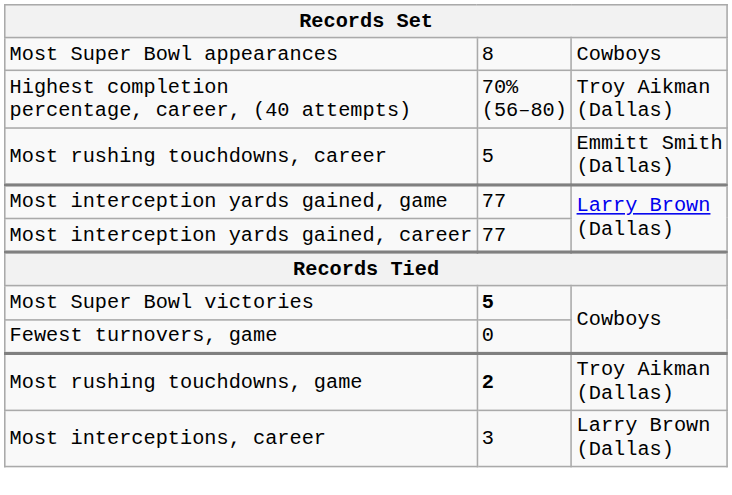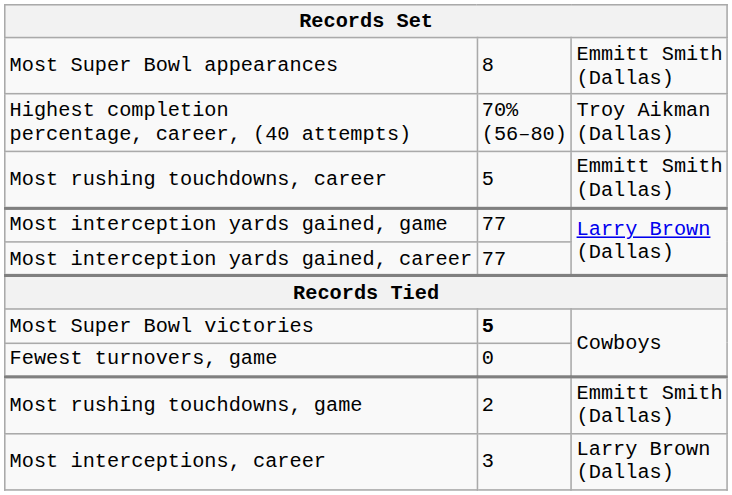(619, 54) Cowboys -> (650, 66) Emmitt Smith (Dallas)
(488, 382) bold -> (488, 405) normal
(644, 382) Troy Aikman (Dallas) -> (650, 405) Emmitt Smith (Dallas)
